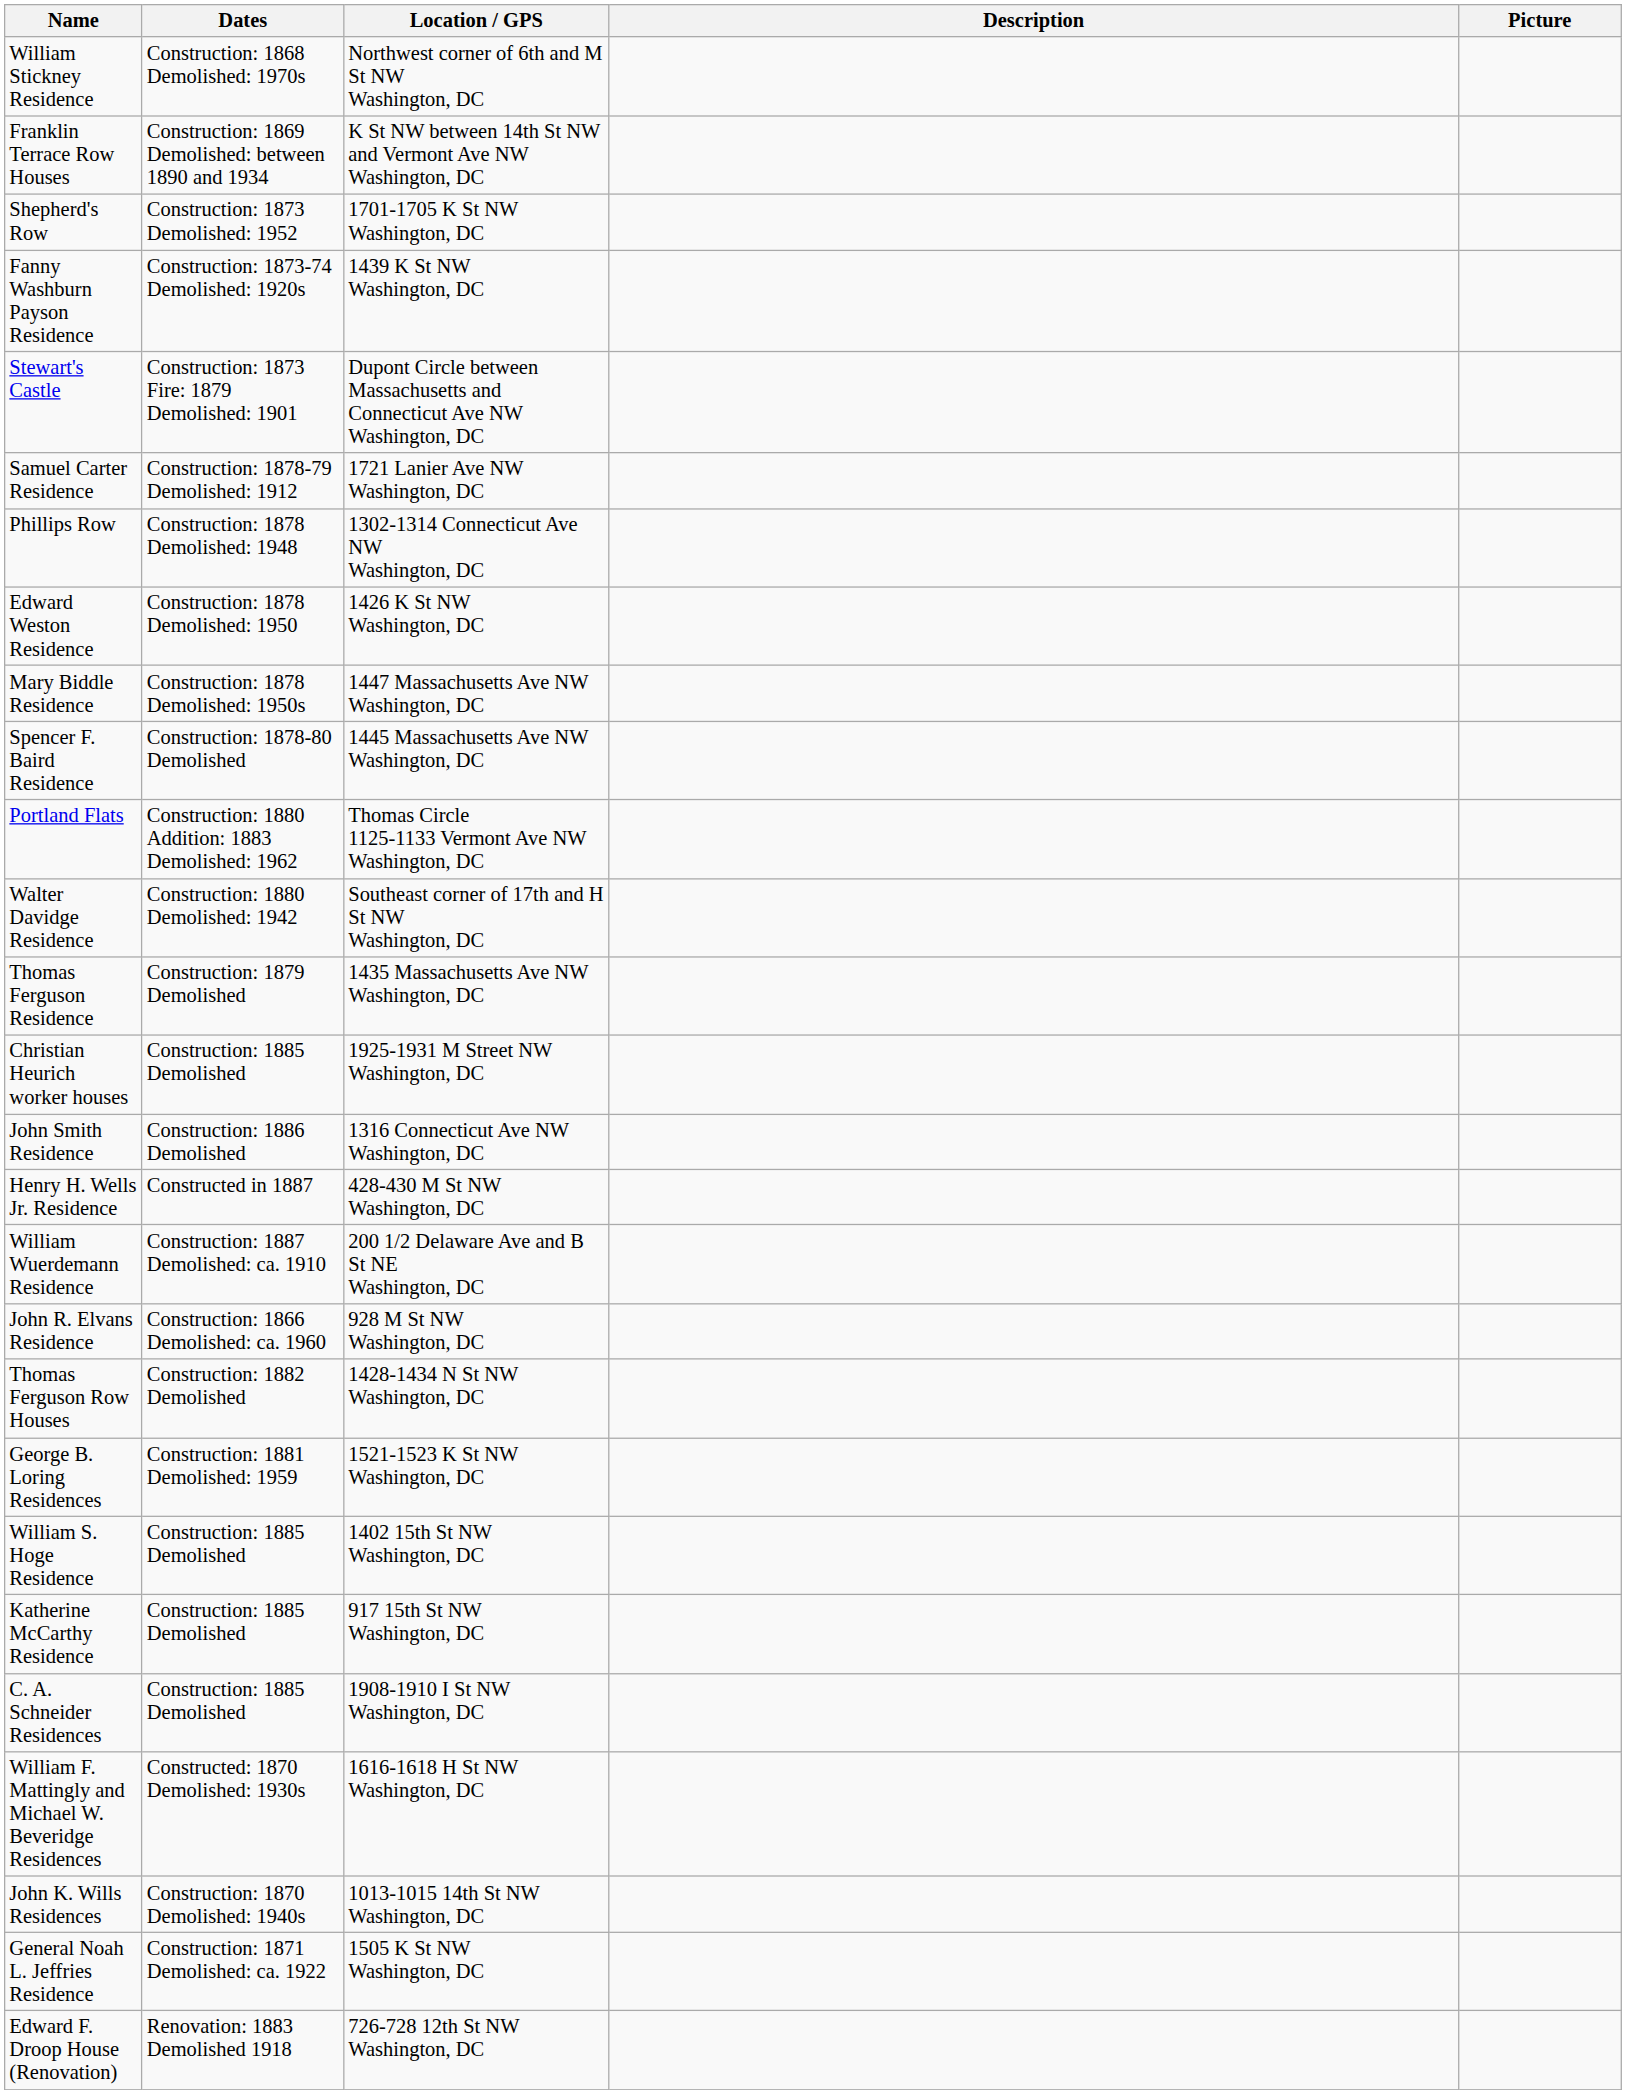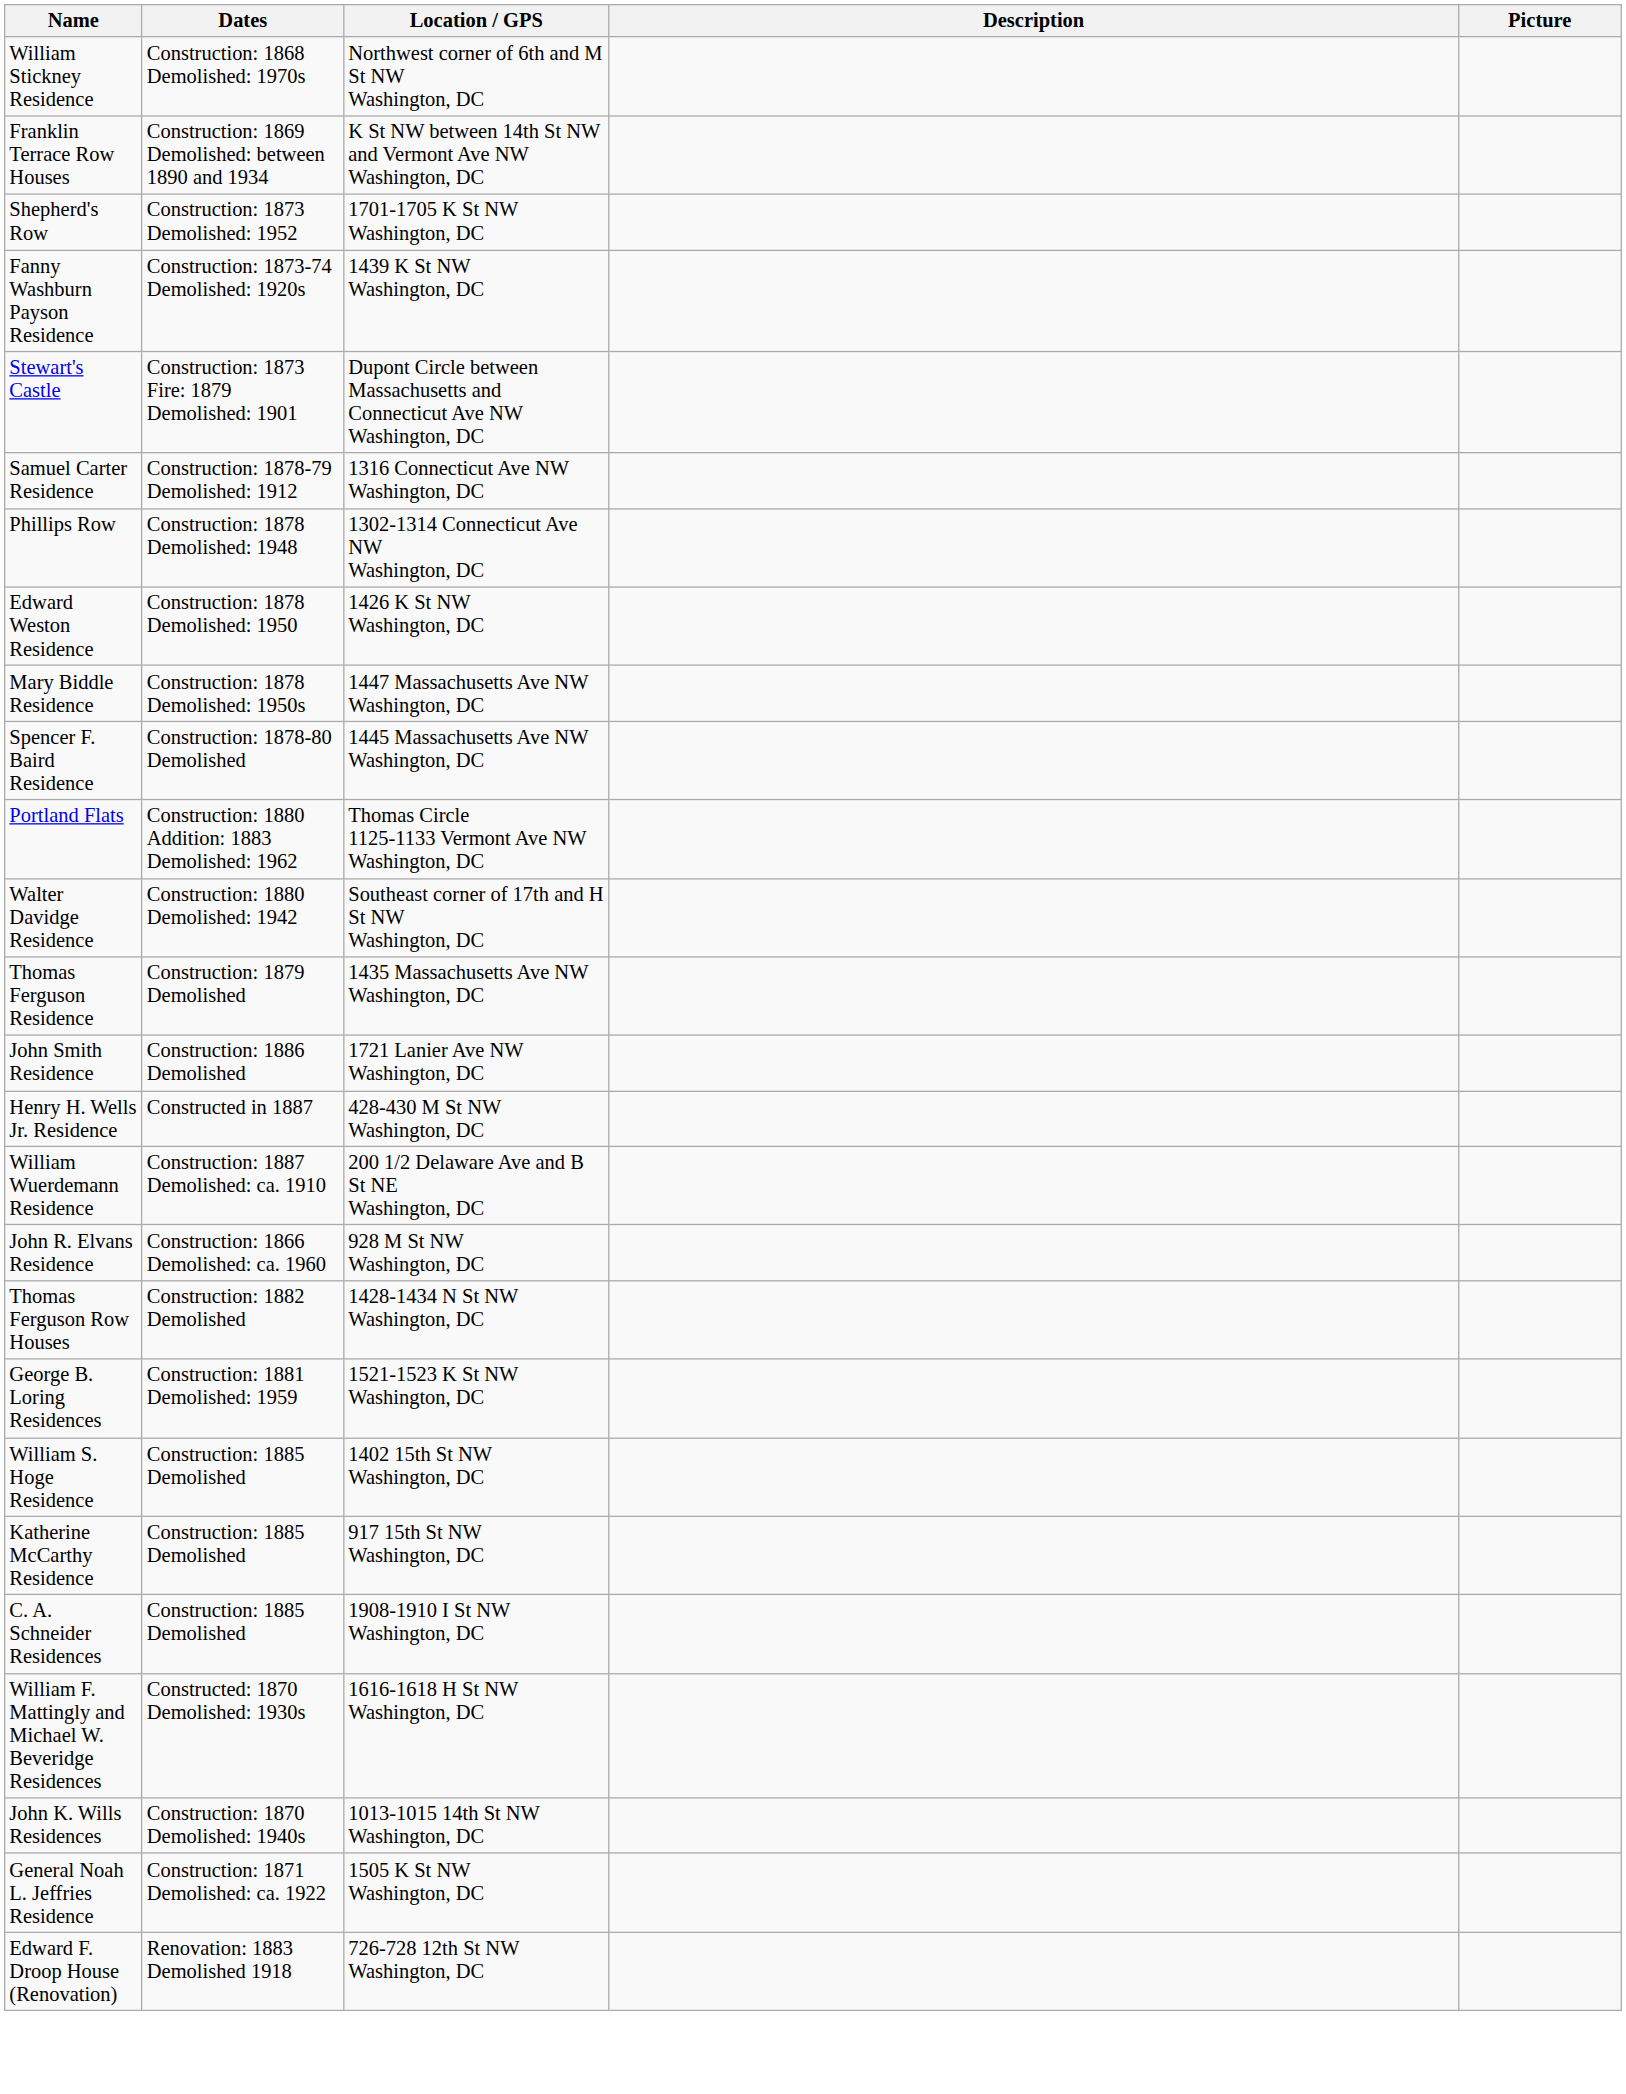(436, 480) 1721 Lanier Ave NW Washington, DC -> (459, 480) 1316 Connecticut Ave NW Washington, DC
- row: (69, 1074)
(459, 1141) 1316 Connecticut Ave NW Washington, DC -> (436, 1062) 1721 Lanier Ave NW Washington, DC
